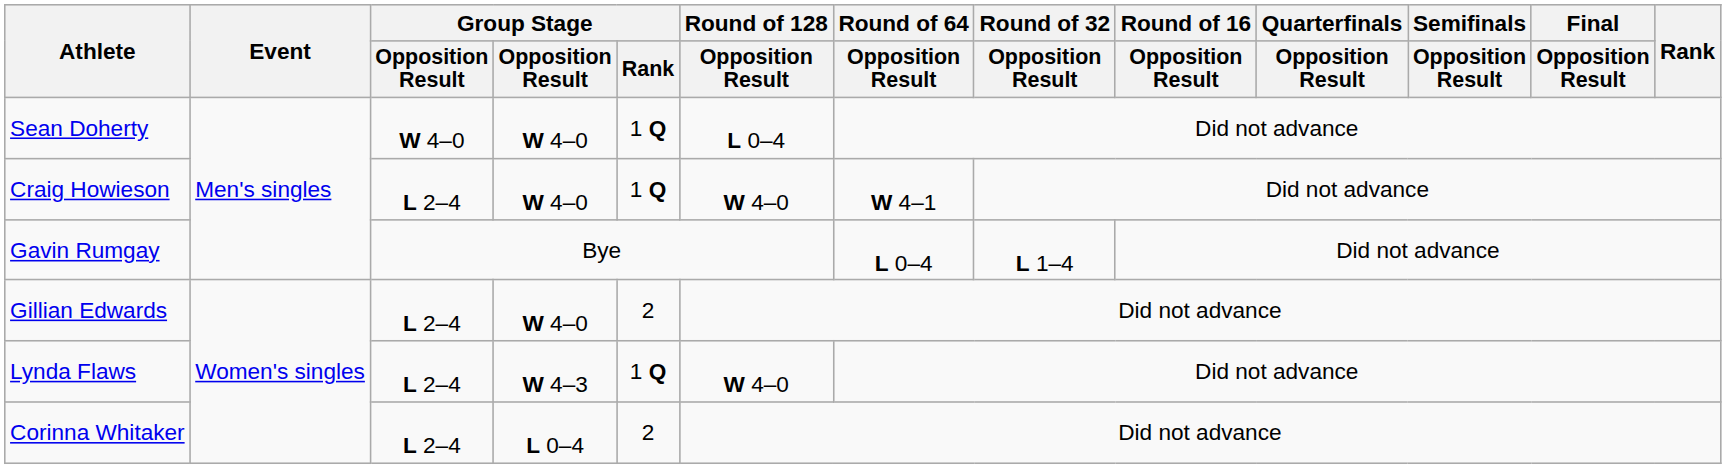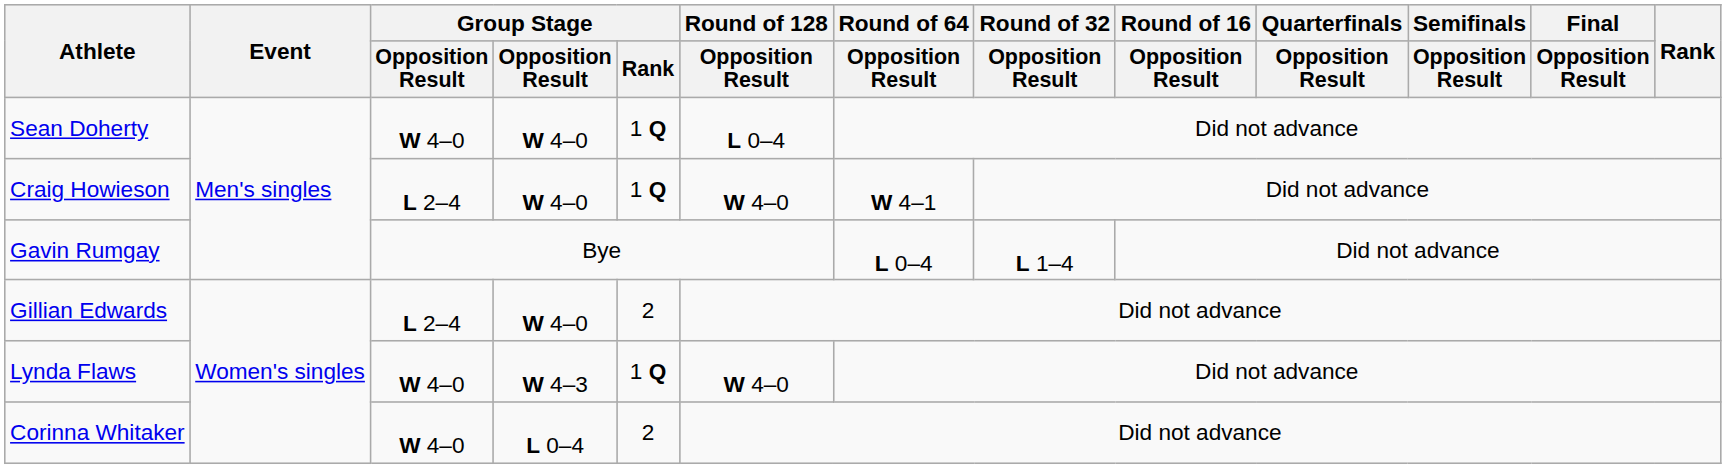(432, 384) L 2–4 -> (432, 384) W 4–0
(432, 445) L 2–4 -> (432, 445) W 4–0
